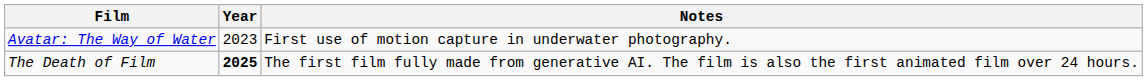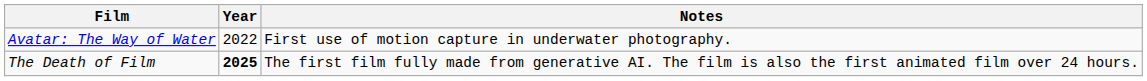(240, 40) 2023 -> (240, 40) 2022
